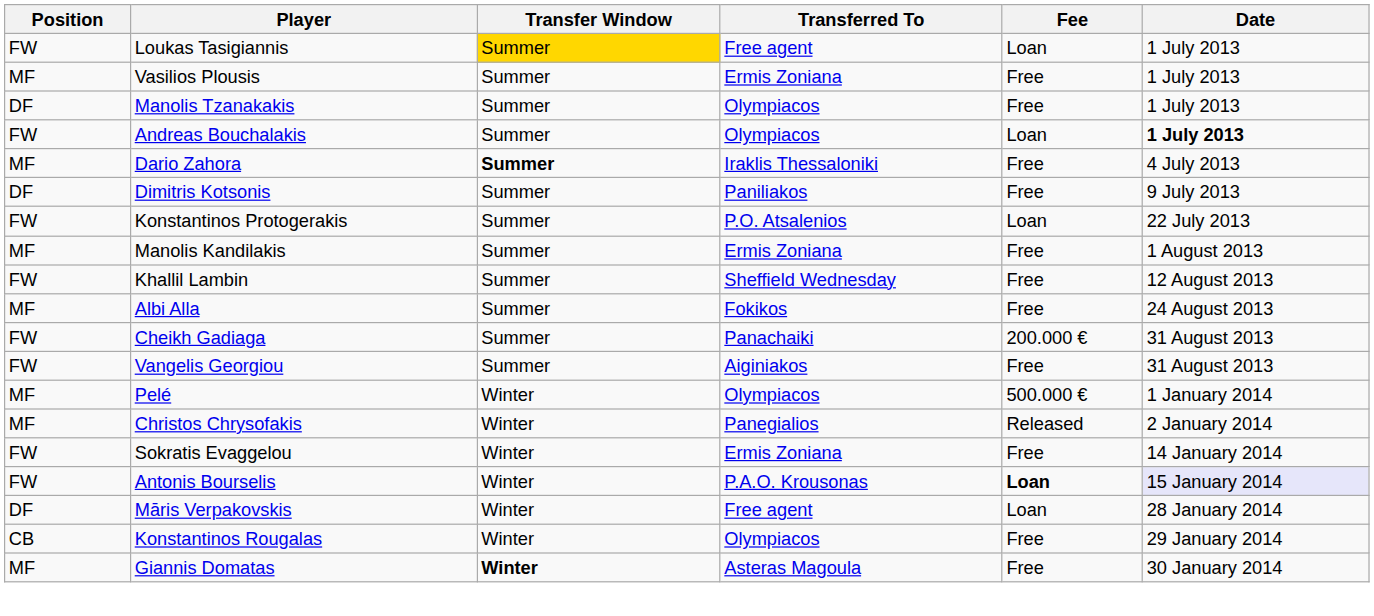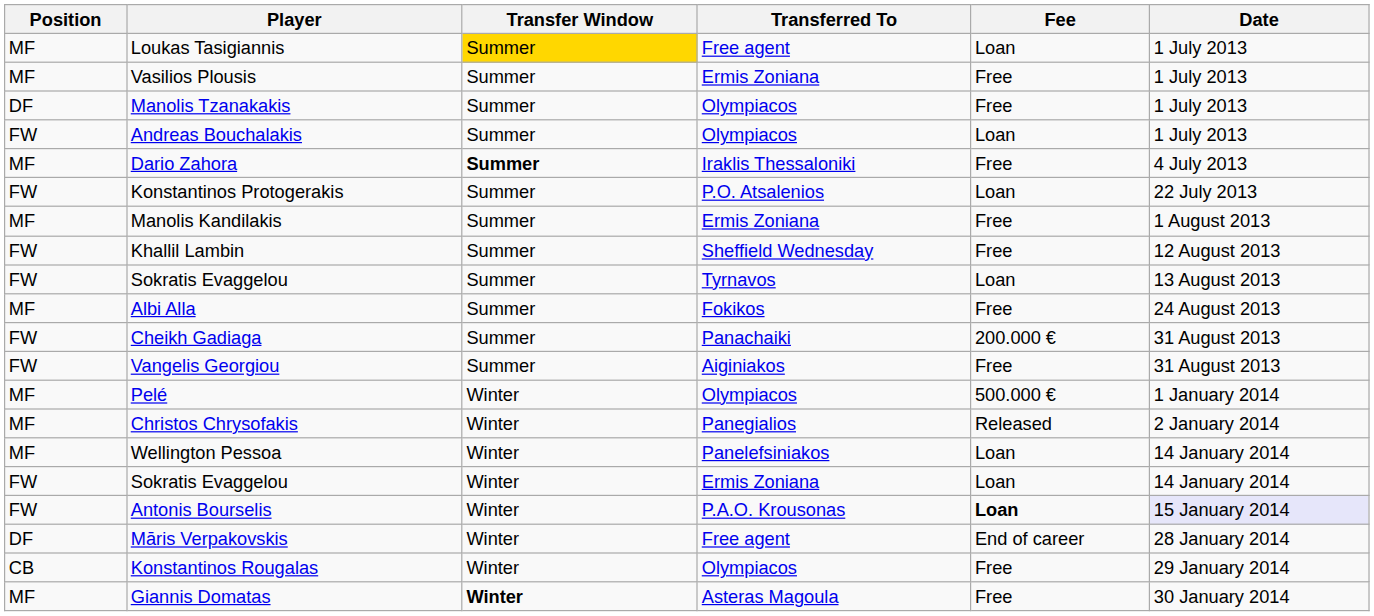(23, 48) FW -> (22, 48) MF
(1195, 135) bold -> (1200, 135) normal
- row: (203, 192)
+ row: (209, 279)
+ row: (206, 452)
(1025, 452) Free -> (995, 481) Loan
(1027, 510) Loan -> (1030, 539) End of career
